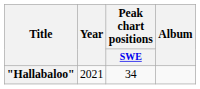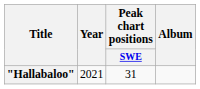(131, 74) 34 -> (131, 74) 31
